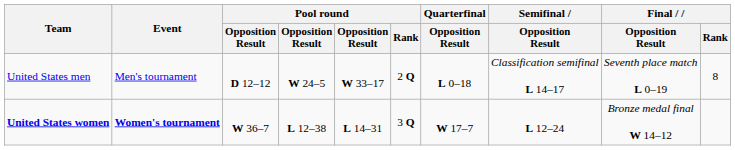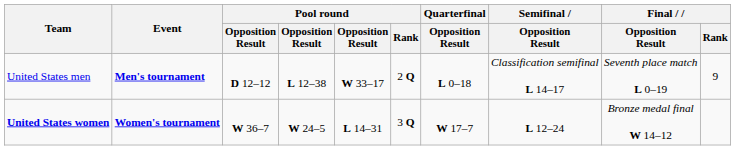(156, 76) normal -> (160, 76) bold
(307, 83) W 24–5 -> (307, 83) L 12–38
(715, 76) 8 -> (715, 76) 9
(307, 129) L 12–38 -> (307, 129) W 24–5
